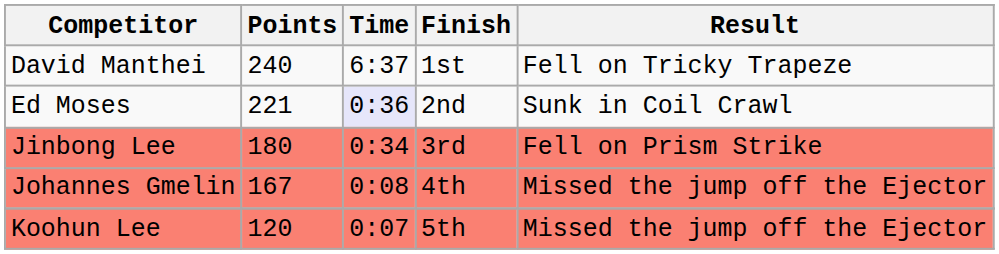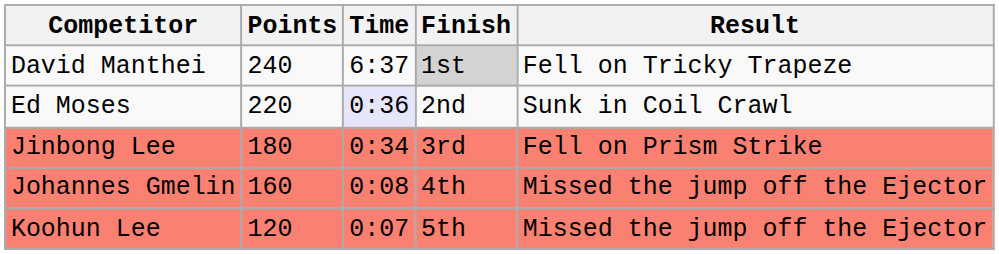(444, 66) no background -> (444, 66) lightgrey background
(270, 107) 221 -> (270, 107) 220
(270, 188) 167 -> (270, 188) 160
